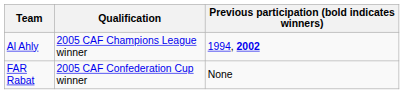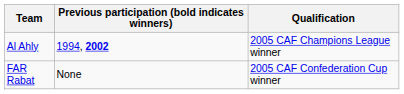columns swapped: (130, 18) <-> (302, 18)
